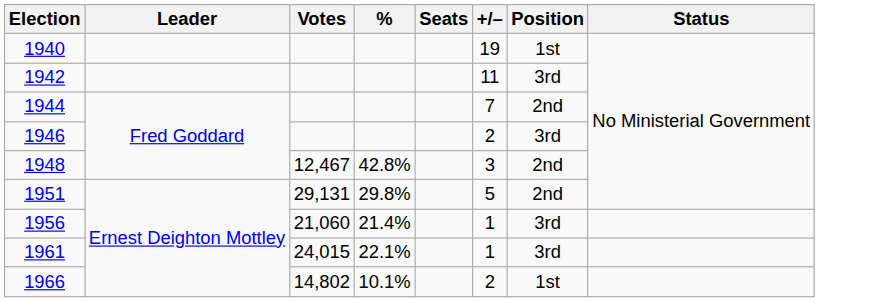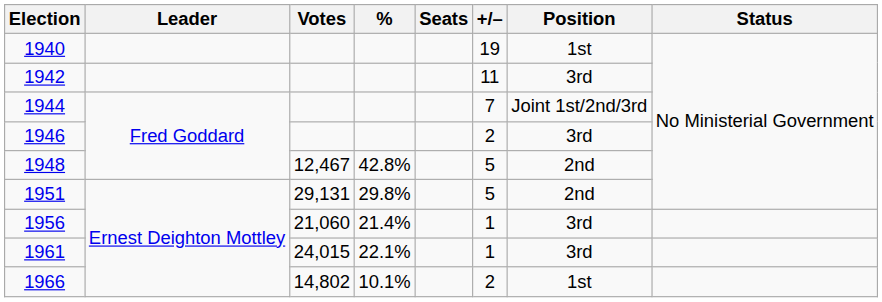(548, 106) 2nd -> (579, 106) Joint 1st/2nd/3rd
(490, 164) 3 -> (490, 164) 5
